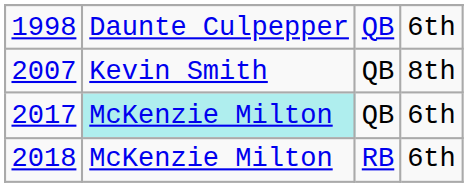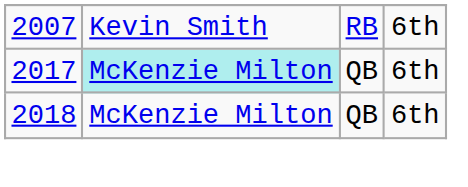- row: (44, 27)
(378, 71) QB -> (362, 27) RB
(431, 71) 8th -> (415, 27) 6th
(378, 159) RB -> (362, 115) QB
